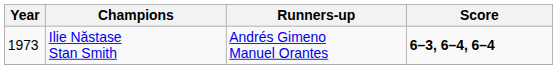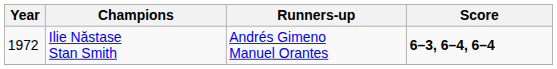(23, 45) 1973 -> (23, 45) 1972
